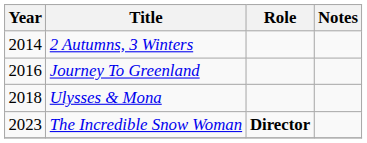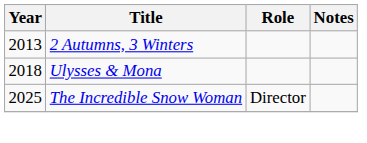(25, 44) 2014 -> (25, 44) 2013
- row: (125, 71)
(25, 124) 2023 -> (25, 97) 2025
(280, 124) bold -> (278, 97) normal
